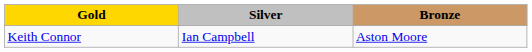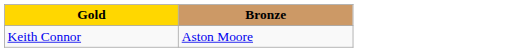- column: (266, 15)
